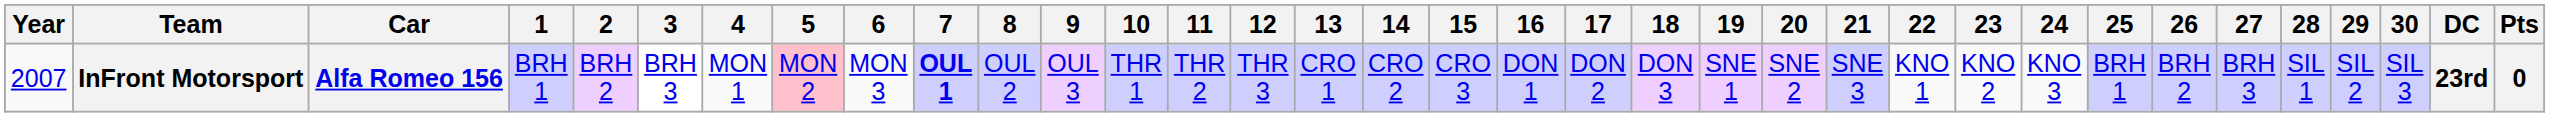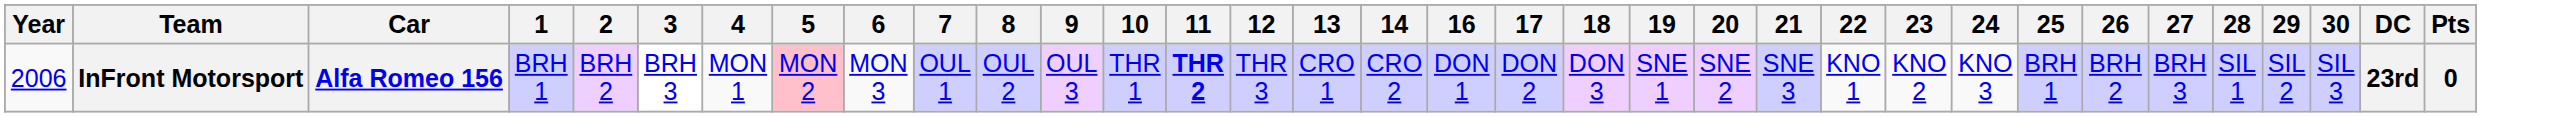- column: (1463, 24)
(39, 77) 2007 -> (39, 77) 2006
(946, 77) bold -> (945, 77) normal
(1200, 77) normal -> (1198, 77) bold
